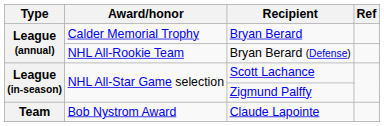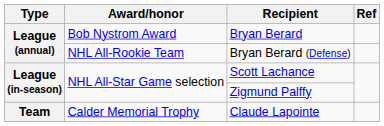(133, 33) Calder Memorial Trophy -> (122, 33) Bob Nystrom Award
(122, 111) Bob Nystrom Award -> (133, 111) Calder Memorial Trophy
